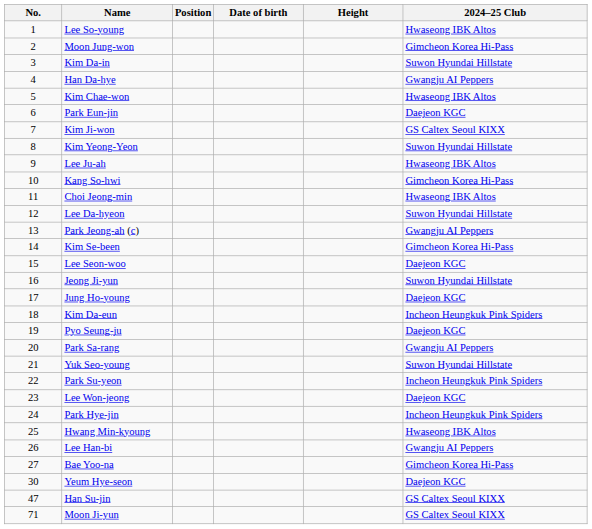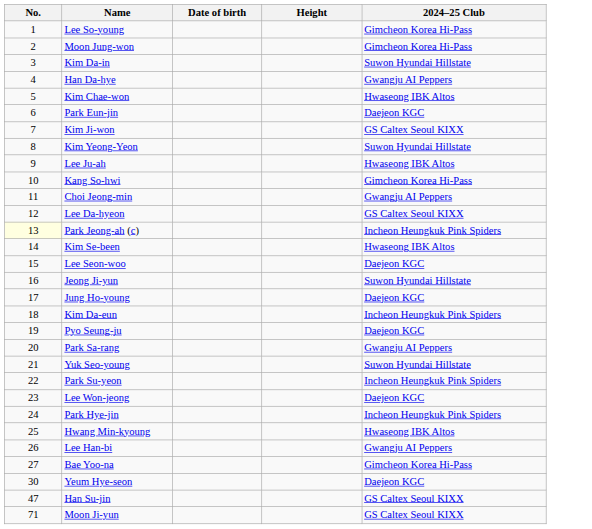- column: (193, 12)
(451, 29) Hwaseong IBK Altos -> (418, 29) Gimcheon Korea Hi-Pass
(451, 197) Hwaseong IBK Altos -> (408, 197) Gwangju AI Peppers
(459, 213) Suwon Hyundai Hillstate -> (414, 213) GS Caltex Seoul KIXX
(33, 230) no background -> (33, 230) lightyellow background
(449, 230) Gwangju AI Peppers -> (433, 230) Incheon Heungkuk Pink Spiders
(459, 247) Gimcheon Korea Hi-Pass -> (409, 247) Hwaseong IBK Altos
